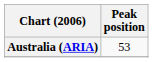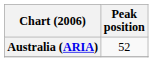(124, 47) 53 -> (124, 47) 52
